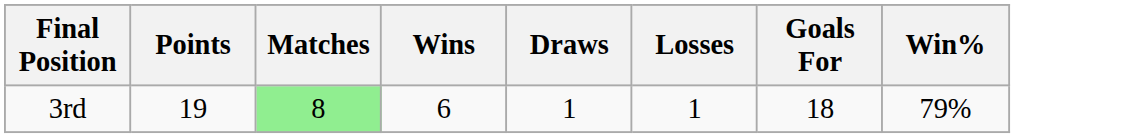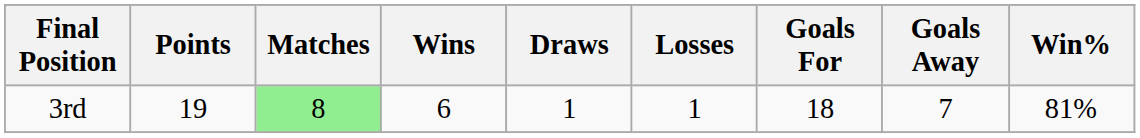+ column: (945, 44)
(945, 108) 79% -> (1071, 108) 81%
